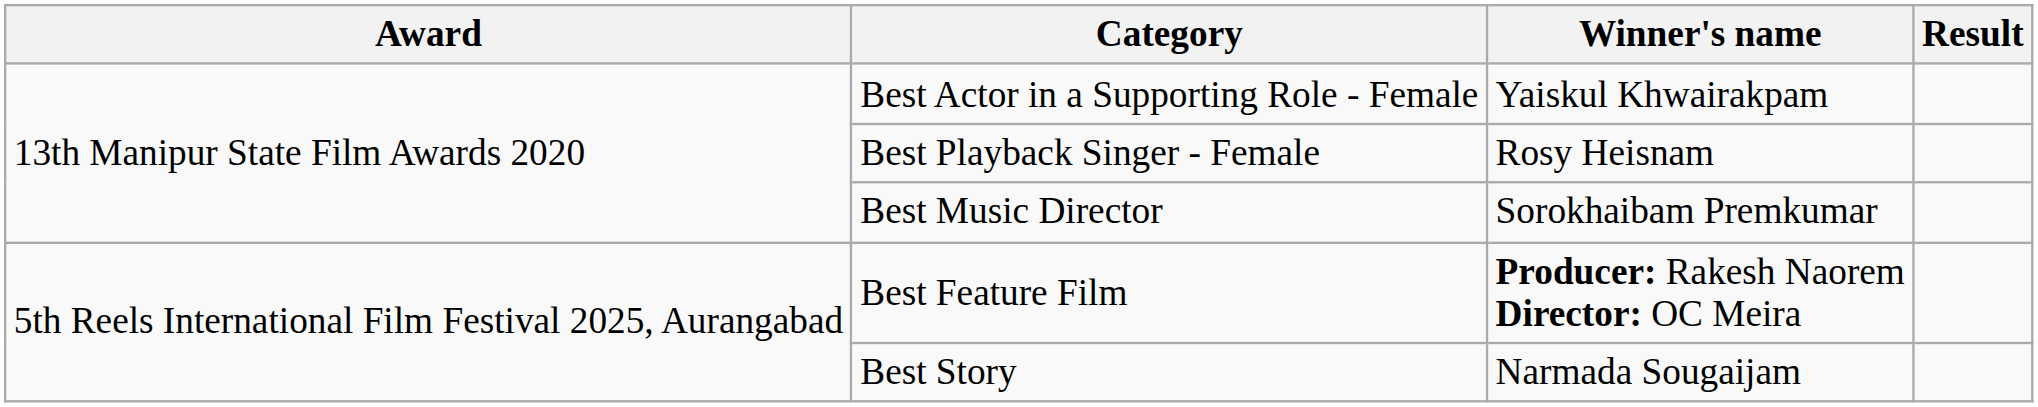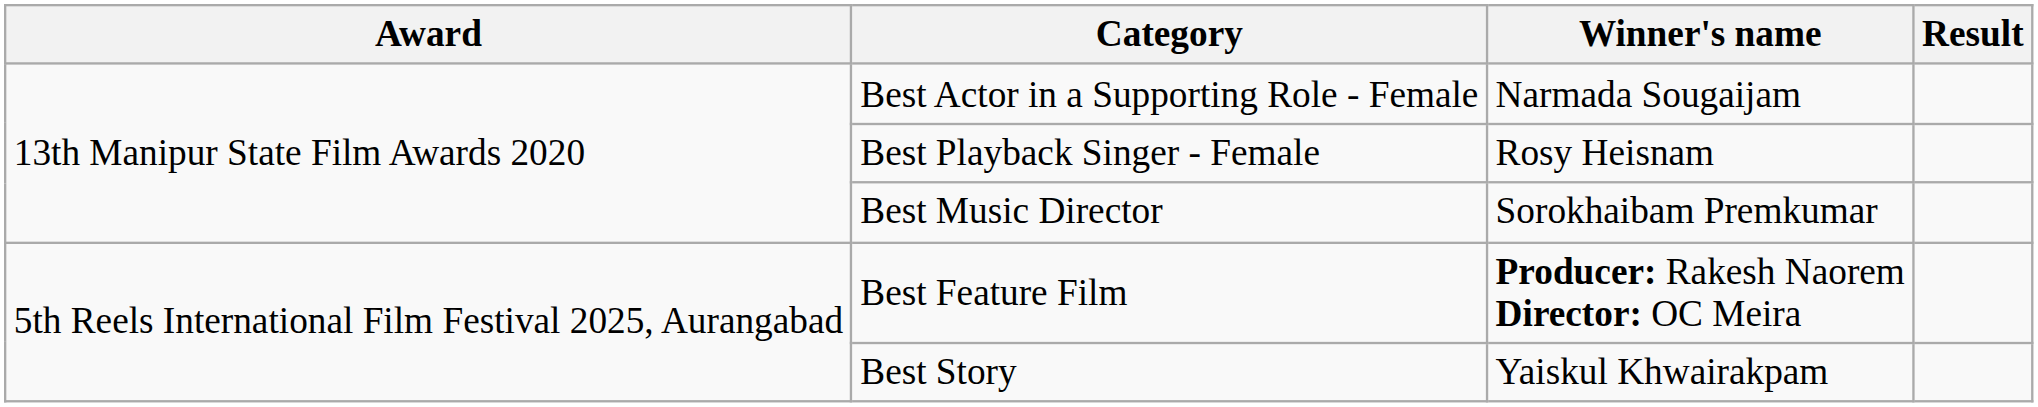(1662, 93) Yaiskul Khwairakpam -> (1648, 93) Narmada Sougaijam
(1648, 371) Narmada Sougaijam -> (1662, 371) Yaiskul Khwairakpam
